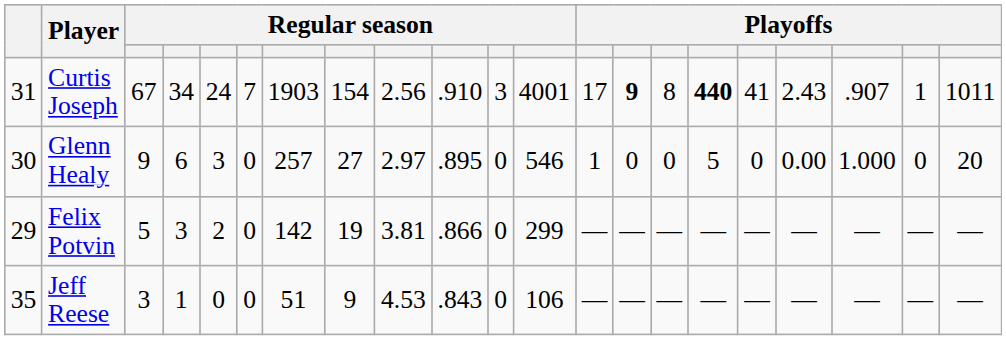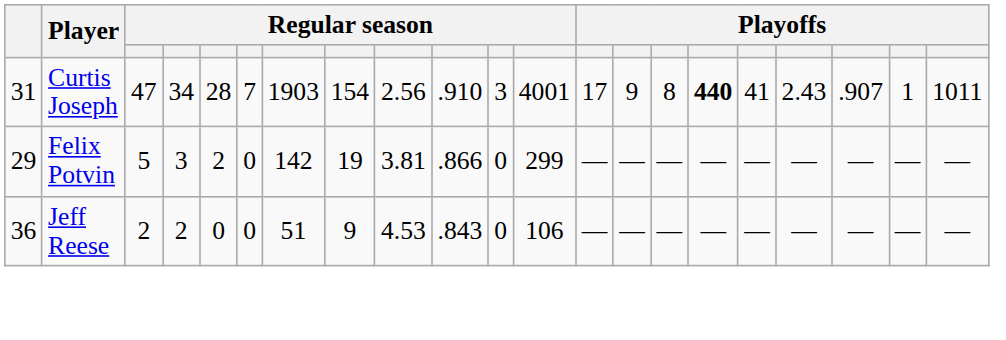(144, 91) 67 -> (144, 91) 47
(219, 91) 24 -> (219, 91) 28
(632, 91) bold -> (632, 91) normal
- row: (79, 160)
(24, 299) 35 -> (24, 230) 36
(144, 299) 3 -> (144, 230) 2
(181, 299) 1 -> (181, 230) 2
